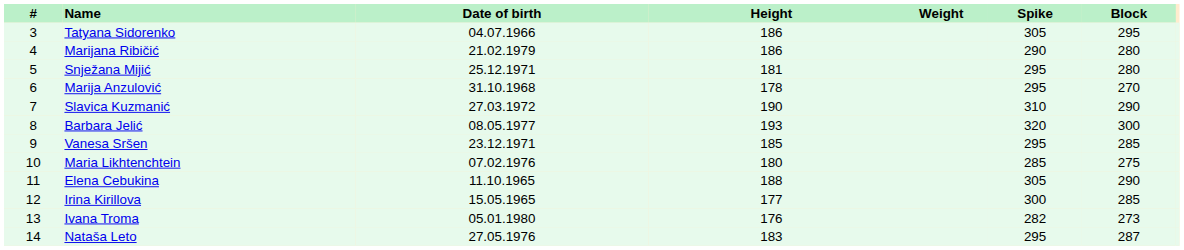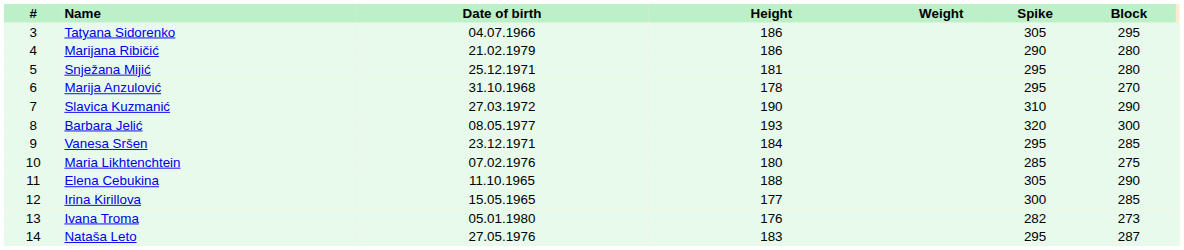(771, 144) 185 -> (771, 144) 184
